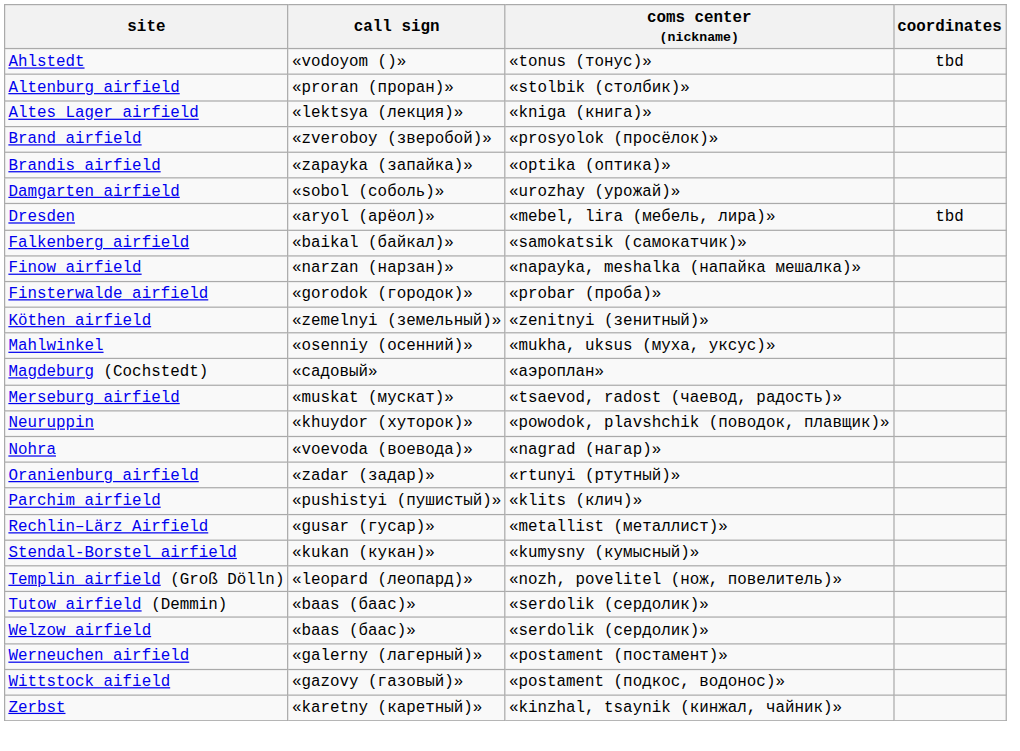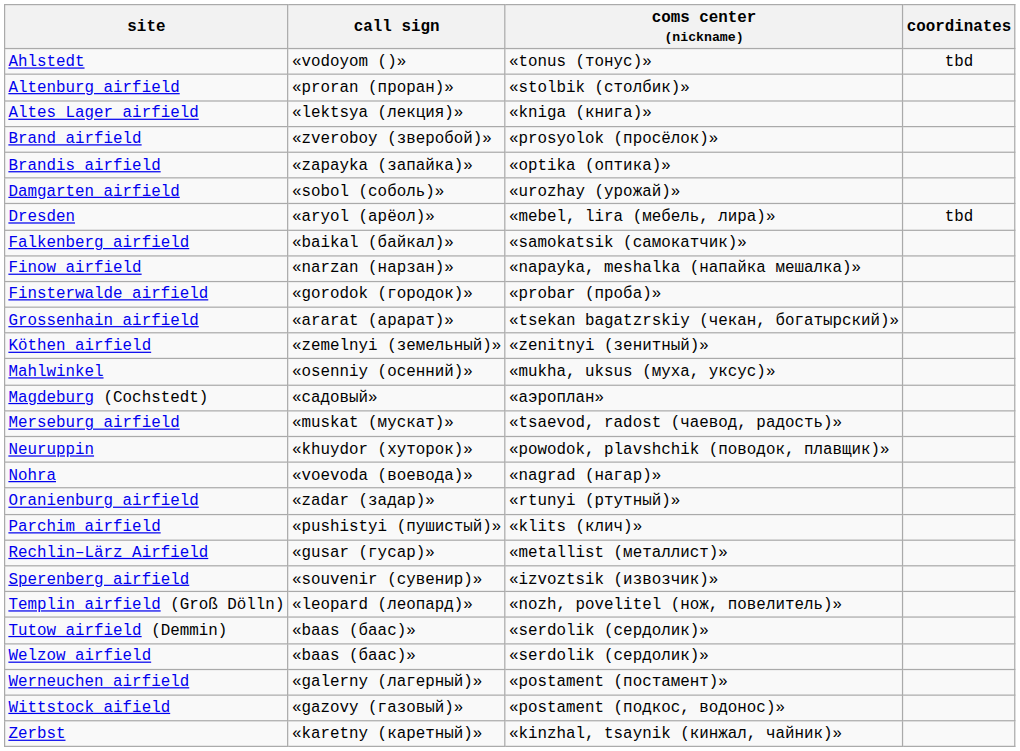+ row: (104, 320)
- row: (123, 553)
+ row: (99, 579)
